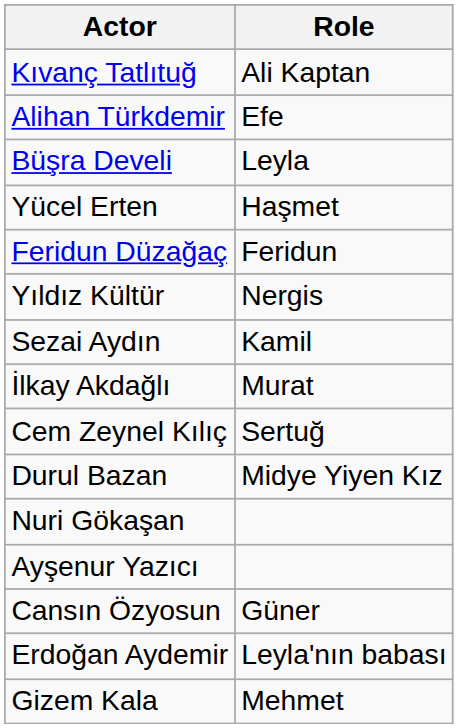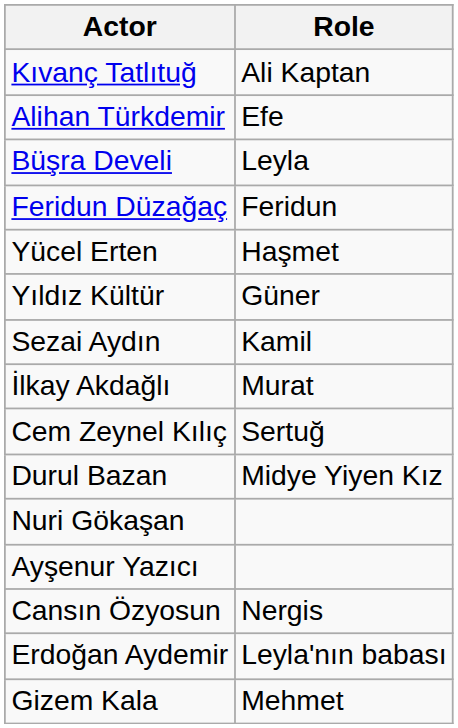rows swapped: (119, 251) <-> (85, 206)
(282, 296) Nergis -> (281, 296) Güner
(281, 610) Güner -> (282, 610) Nergis
